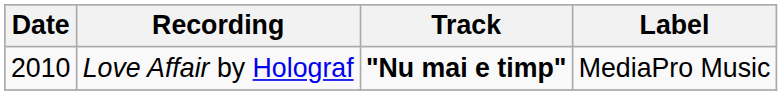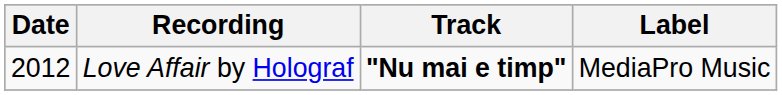(41, 68) 2010 -> (41, 68) 2012
